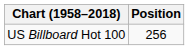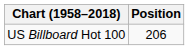(156, 34) 256 -> (156, 34) 206
